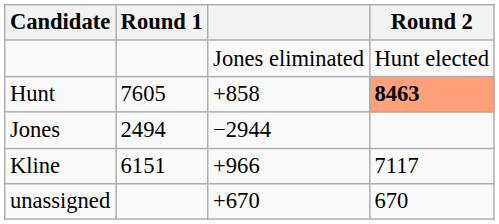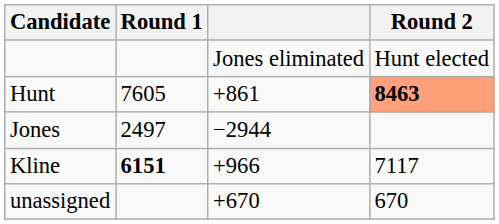(236, 93) +858 -> (236, 93) +861
(143, 129) 2494 -> (143, 129) 2497
(143, 165) normal -> (143, 165) bold
